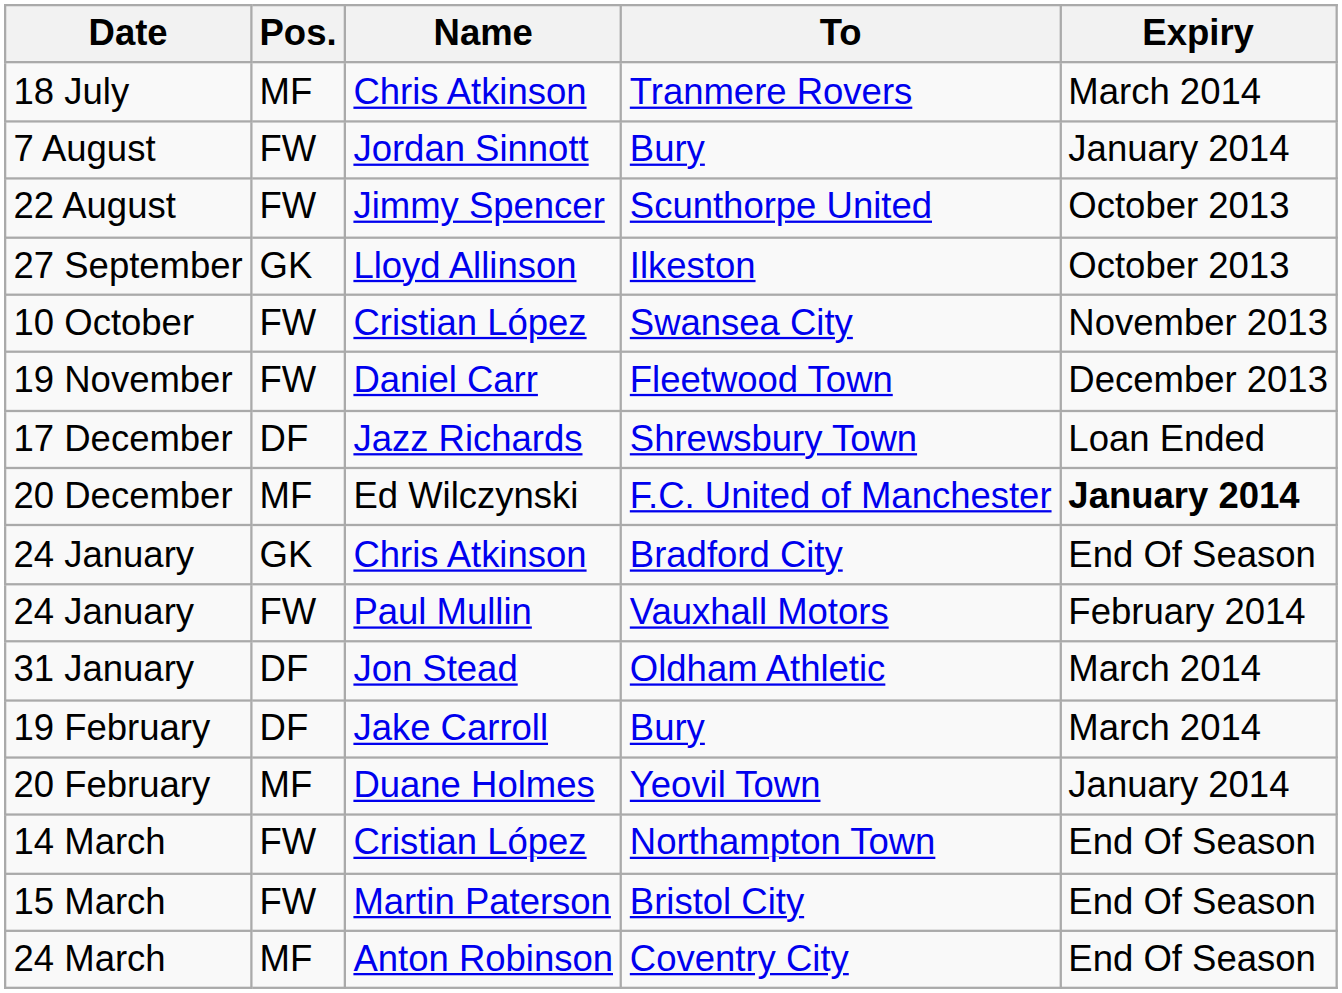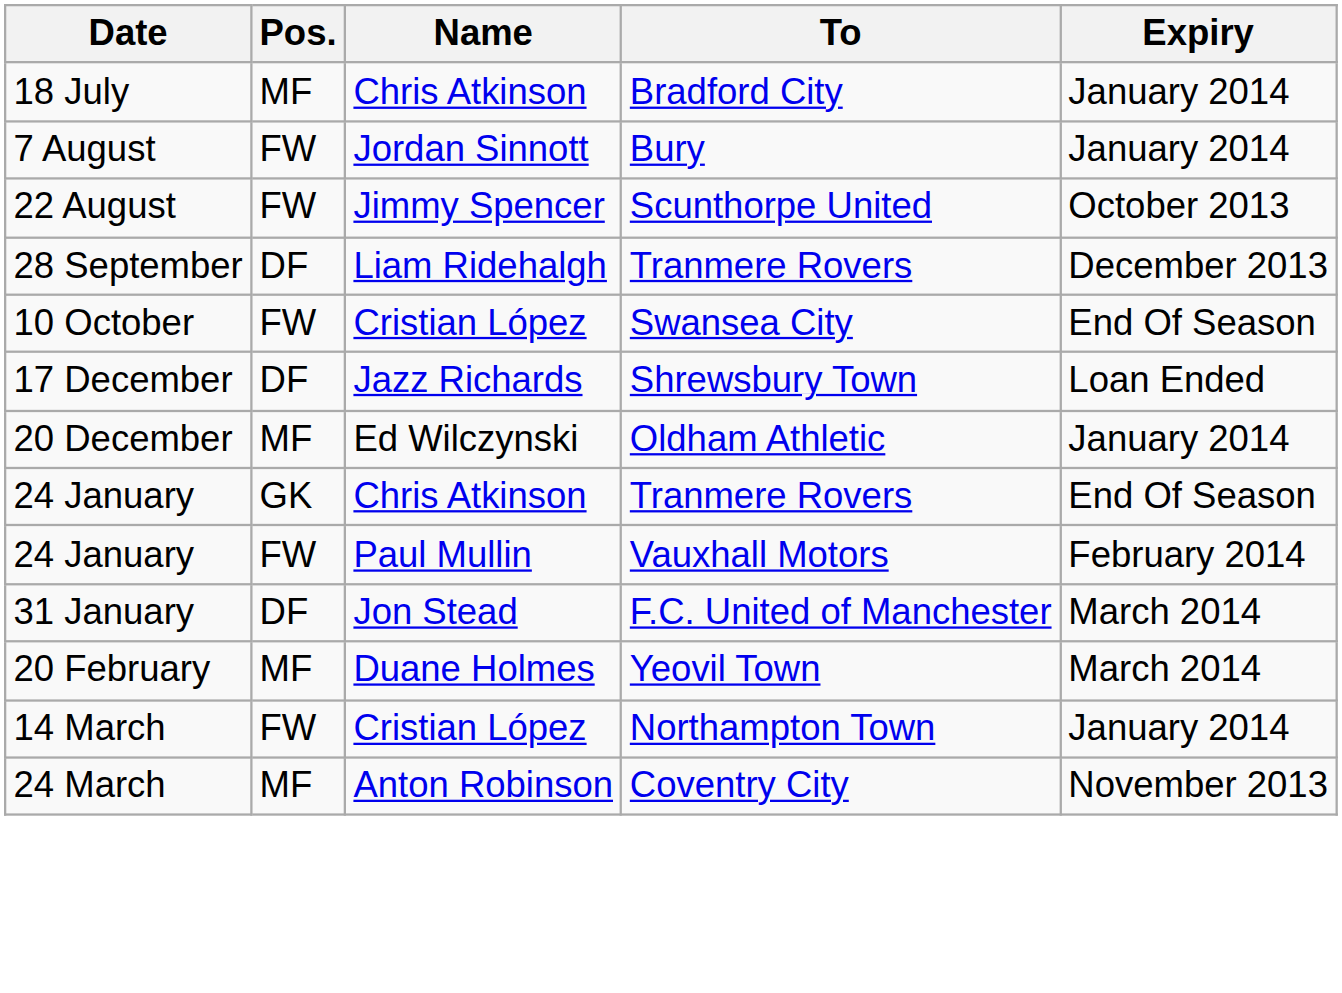(771, 91) Tranmere Rovers -> (736, 91) Bradford City
(1165, 91) March 2014 -> (1179, 91) January 2014
- row: (128, 264)
+ row: (128, 264)
(1198, 322) November 2013 -> (1192, 322) End Of Season
- row: (123, 380)
(841, 496) F.C. United of Manchester -> (758, 438) Oldham Athletic
(1184, 496) bold -> (1179, 438) normal
(736, 554) Bradford City -> (771, 496) Tranmere Rovers
(758, 669) Oldham Athletic -> (841, 611) F.C. United of Manchester
- row: (112, 727)
(1179, 785) January 2014 -> (1165, 669) March 2014
(1192, 843) End Of Season -> (1179, 727) January 2014
- row: (90, 901)
(1192, 959) End Of Season -> (1198, 785) November 2013
